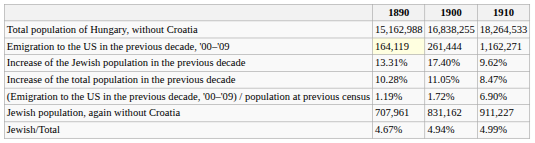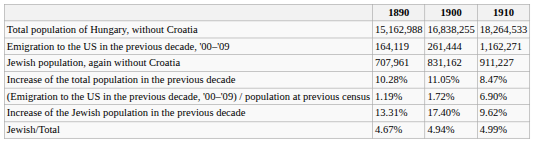(392, 46) lightyellow background -> (392, 46) no background
rows swapped: (93, 113) <-> (126, 63)
